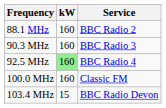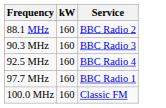(67, 62) lightgreen background -> (67, 62) no background
+ row: (28, 78)
- row: (30, 95)
